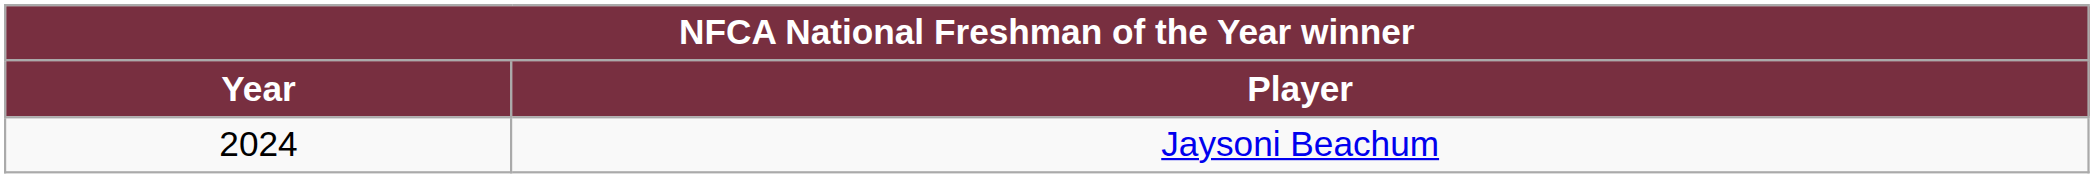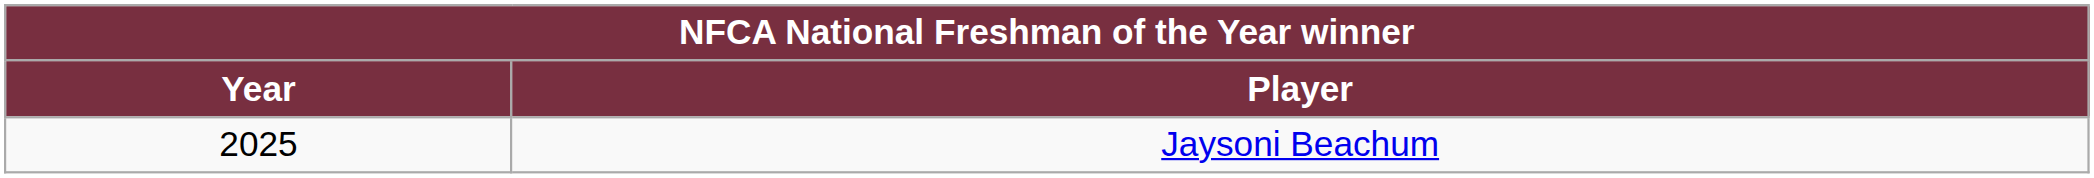(258, 144) 2024 -> (258, 144) 2025
